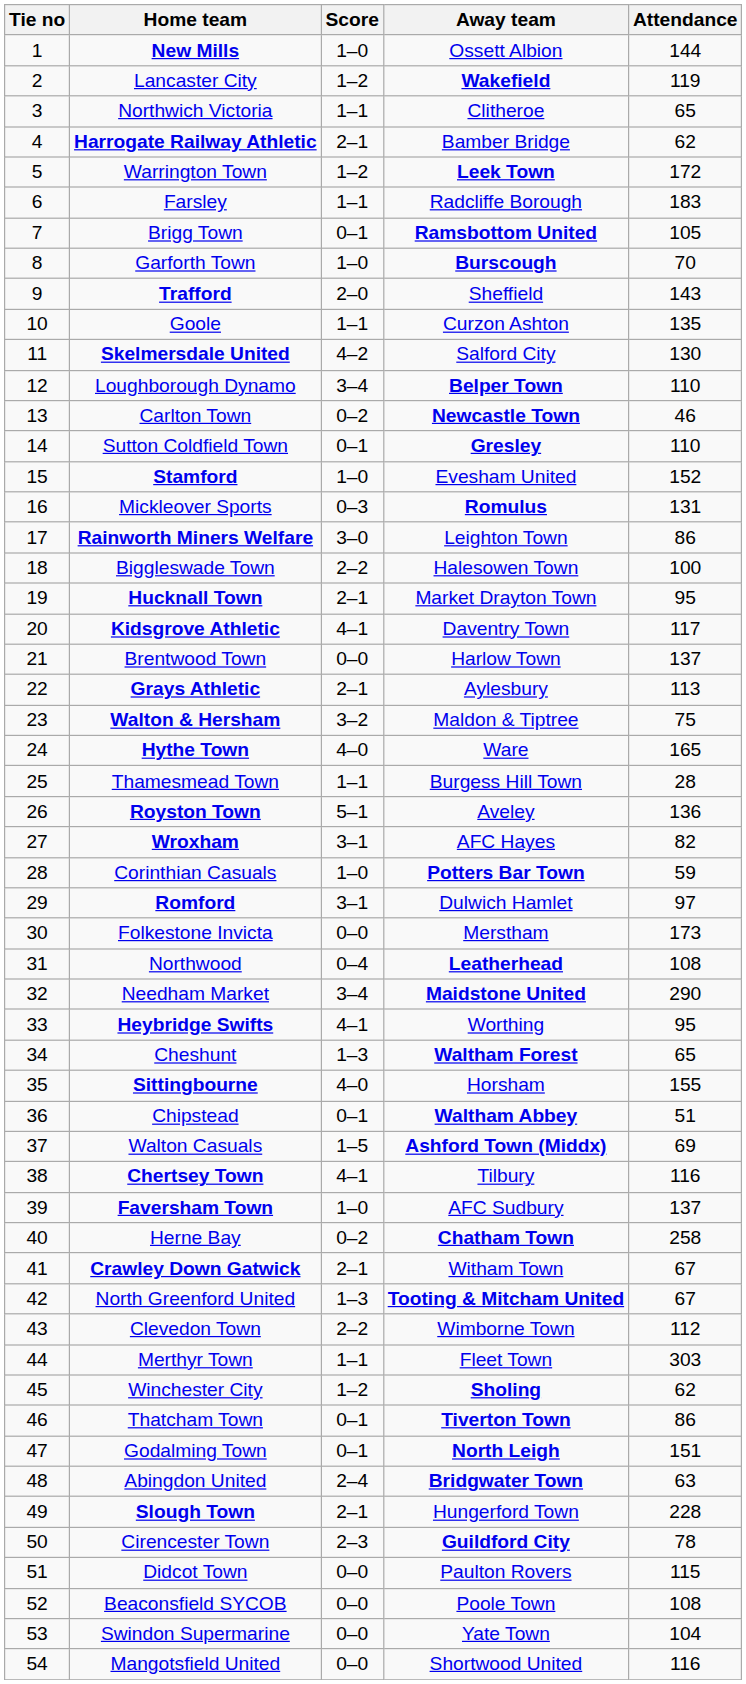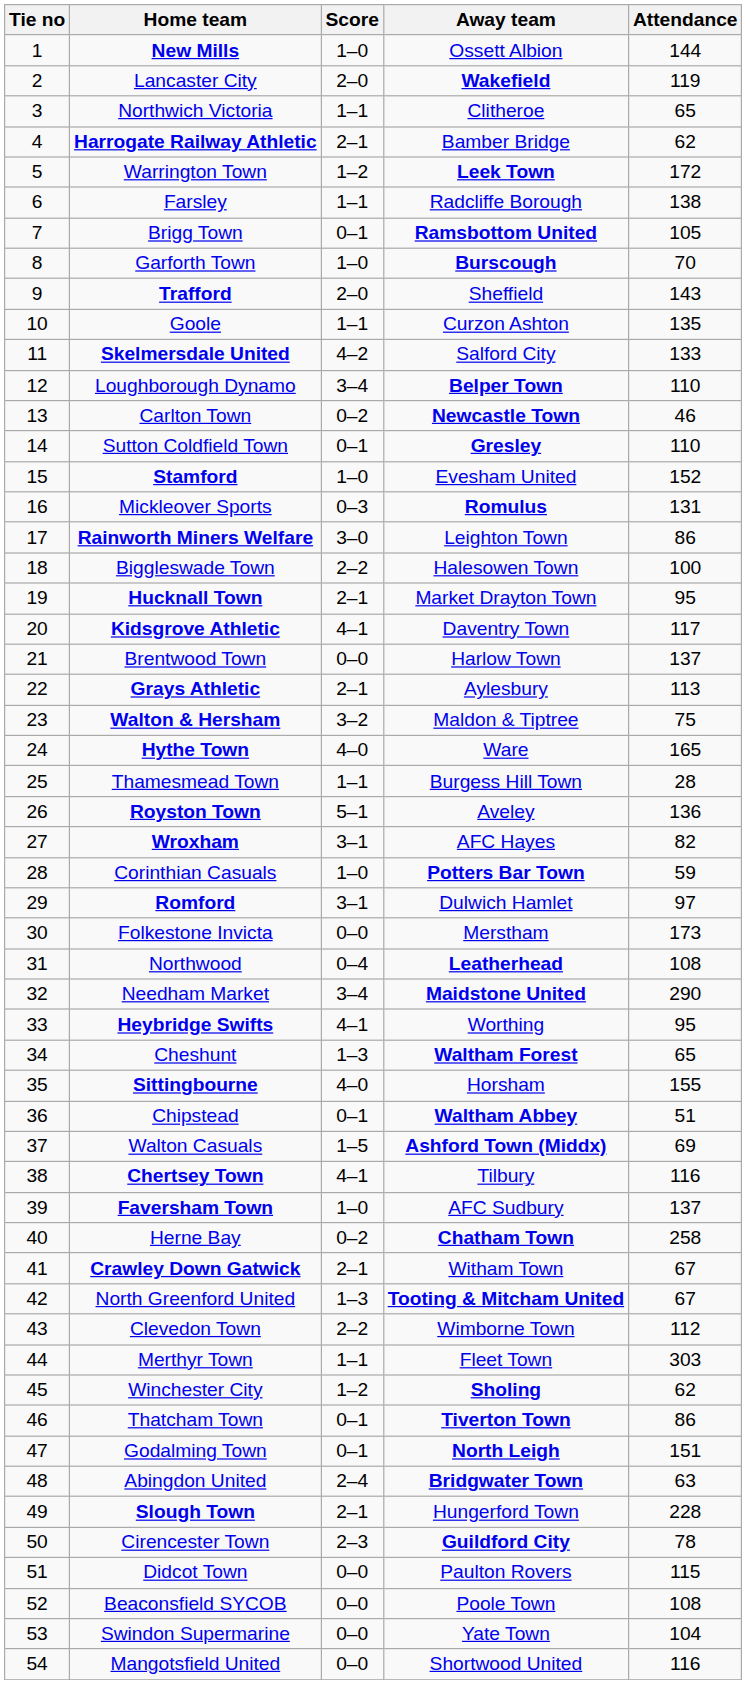(352, 80) 1–2 -> (352, 80) 2–0
(685, 202) 183 -> (685, 202) 138
(685, 354) 130 -> (685, 354) 133
